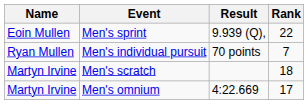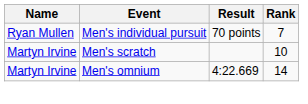- row: (114, 33)
(286, 71) 18 -> (281, 52) 10
(286, 90) 17 -> (281, 71) 14
